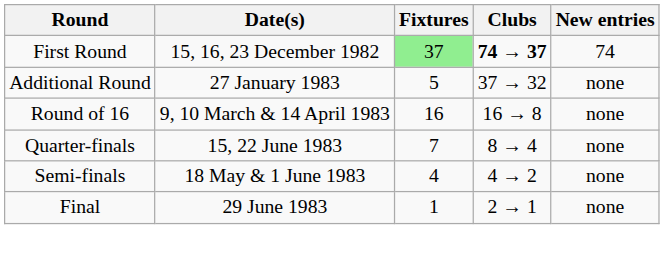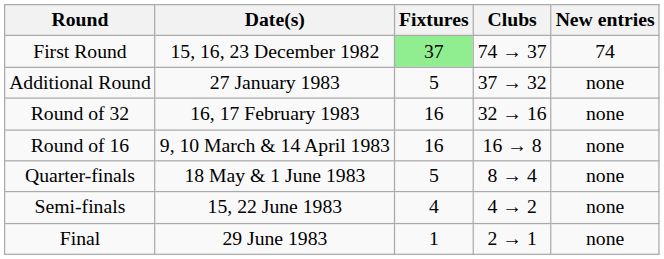(512, 51) bold -> (512, 51) normal
+ row: (80, 113)
(275, 144) 15, 22 June 1983 -> (275, 176) 18 May & 1 June 1983
(434, 144) 7 -> (434, 176) 5
(275, 176) 18 May & 1 June 1983 -> (275, 207) 15, 22 June 1983
